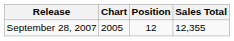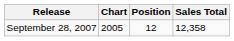(190, 28) 12,355 -> (190, 28) 12,358
